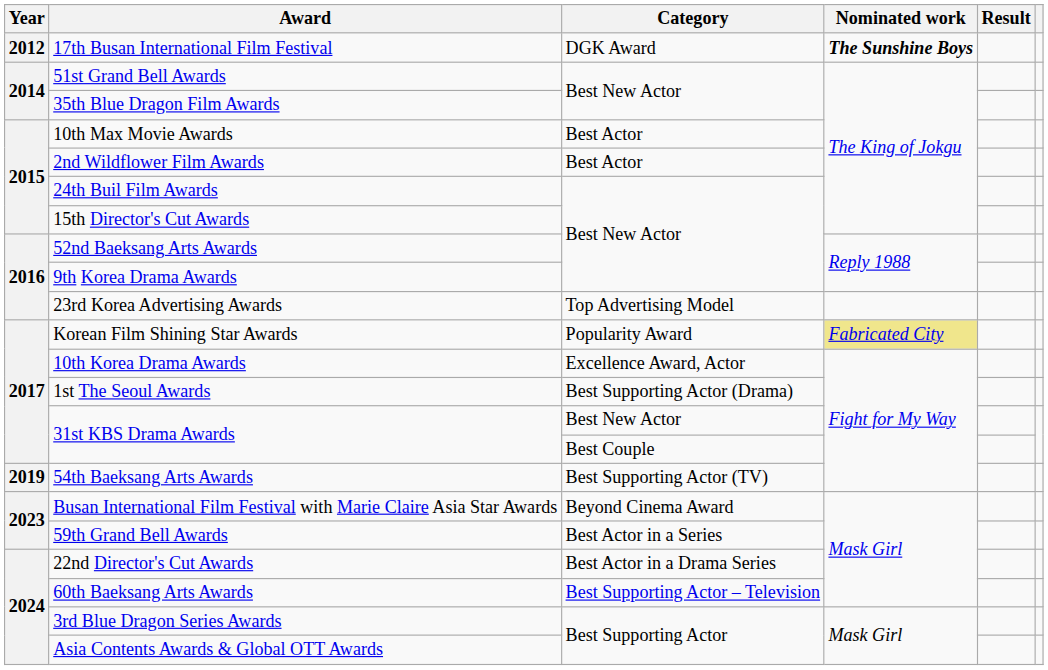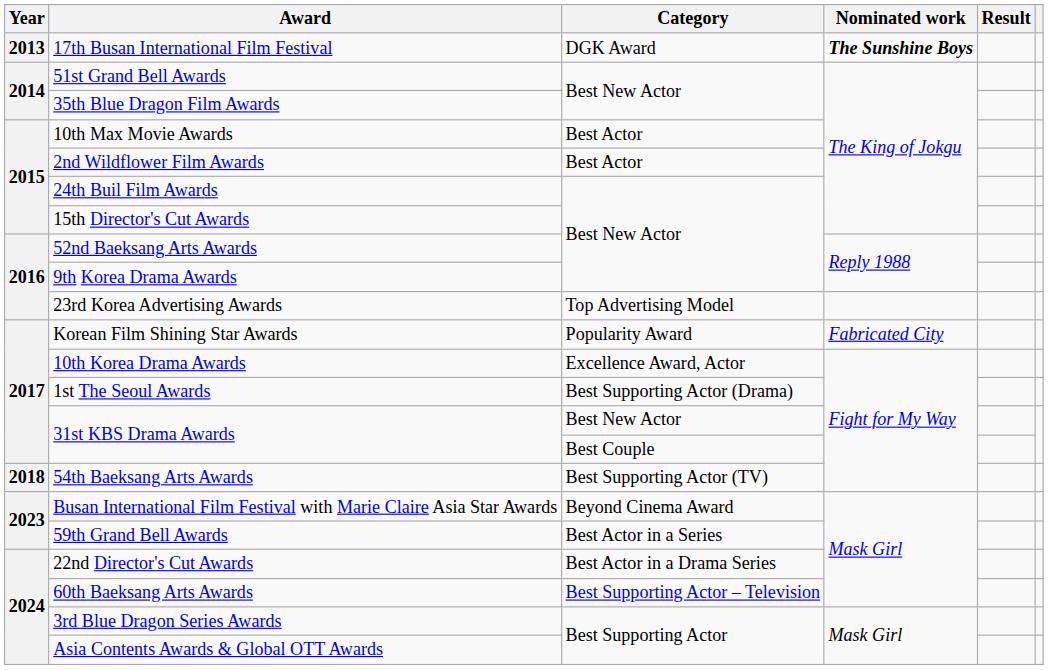(27, 47) 2012 -> (27, 47) 2013
(886, 334) khaki background -> (886, 334) no background
(27, 477) 2019 -> (27, 477) 2018
